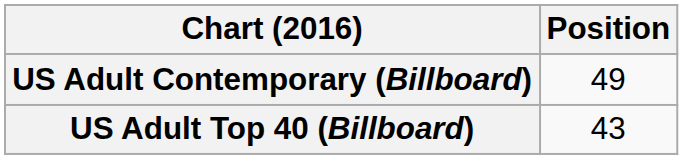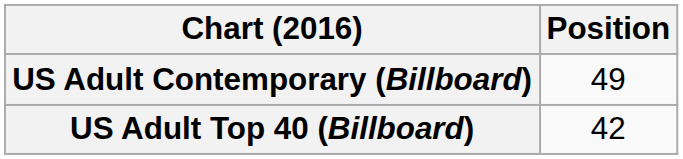(608, 128) 43 -> (608, 128) 42
